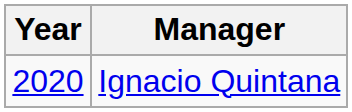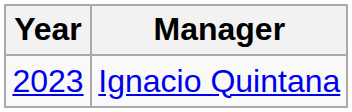(48, 80) 2020 -> (48, 80) 2023
